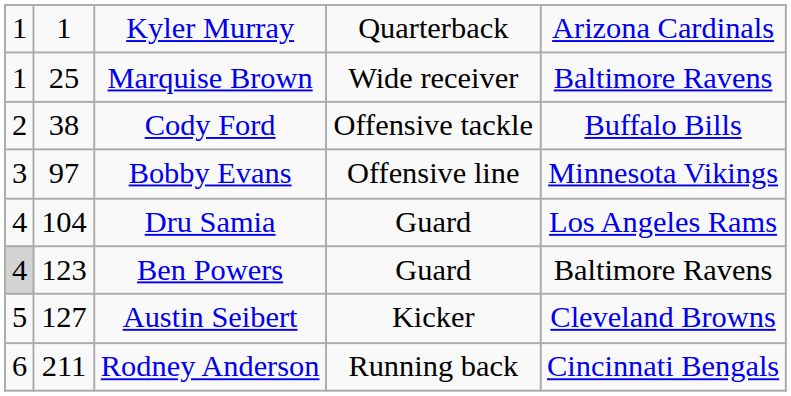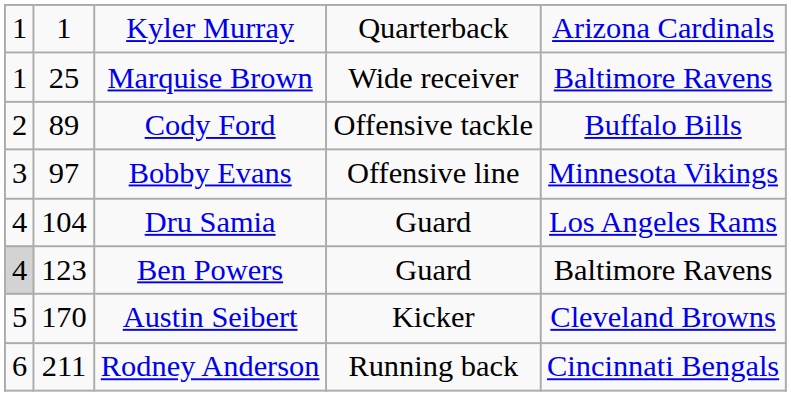(64, 125) 38 -> (64, 125) 89
(64, 317) 127 -> (64, 317) 170
